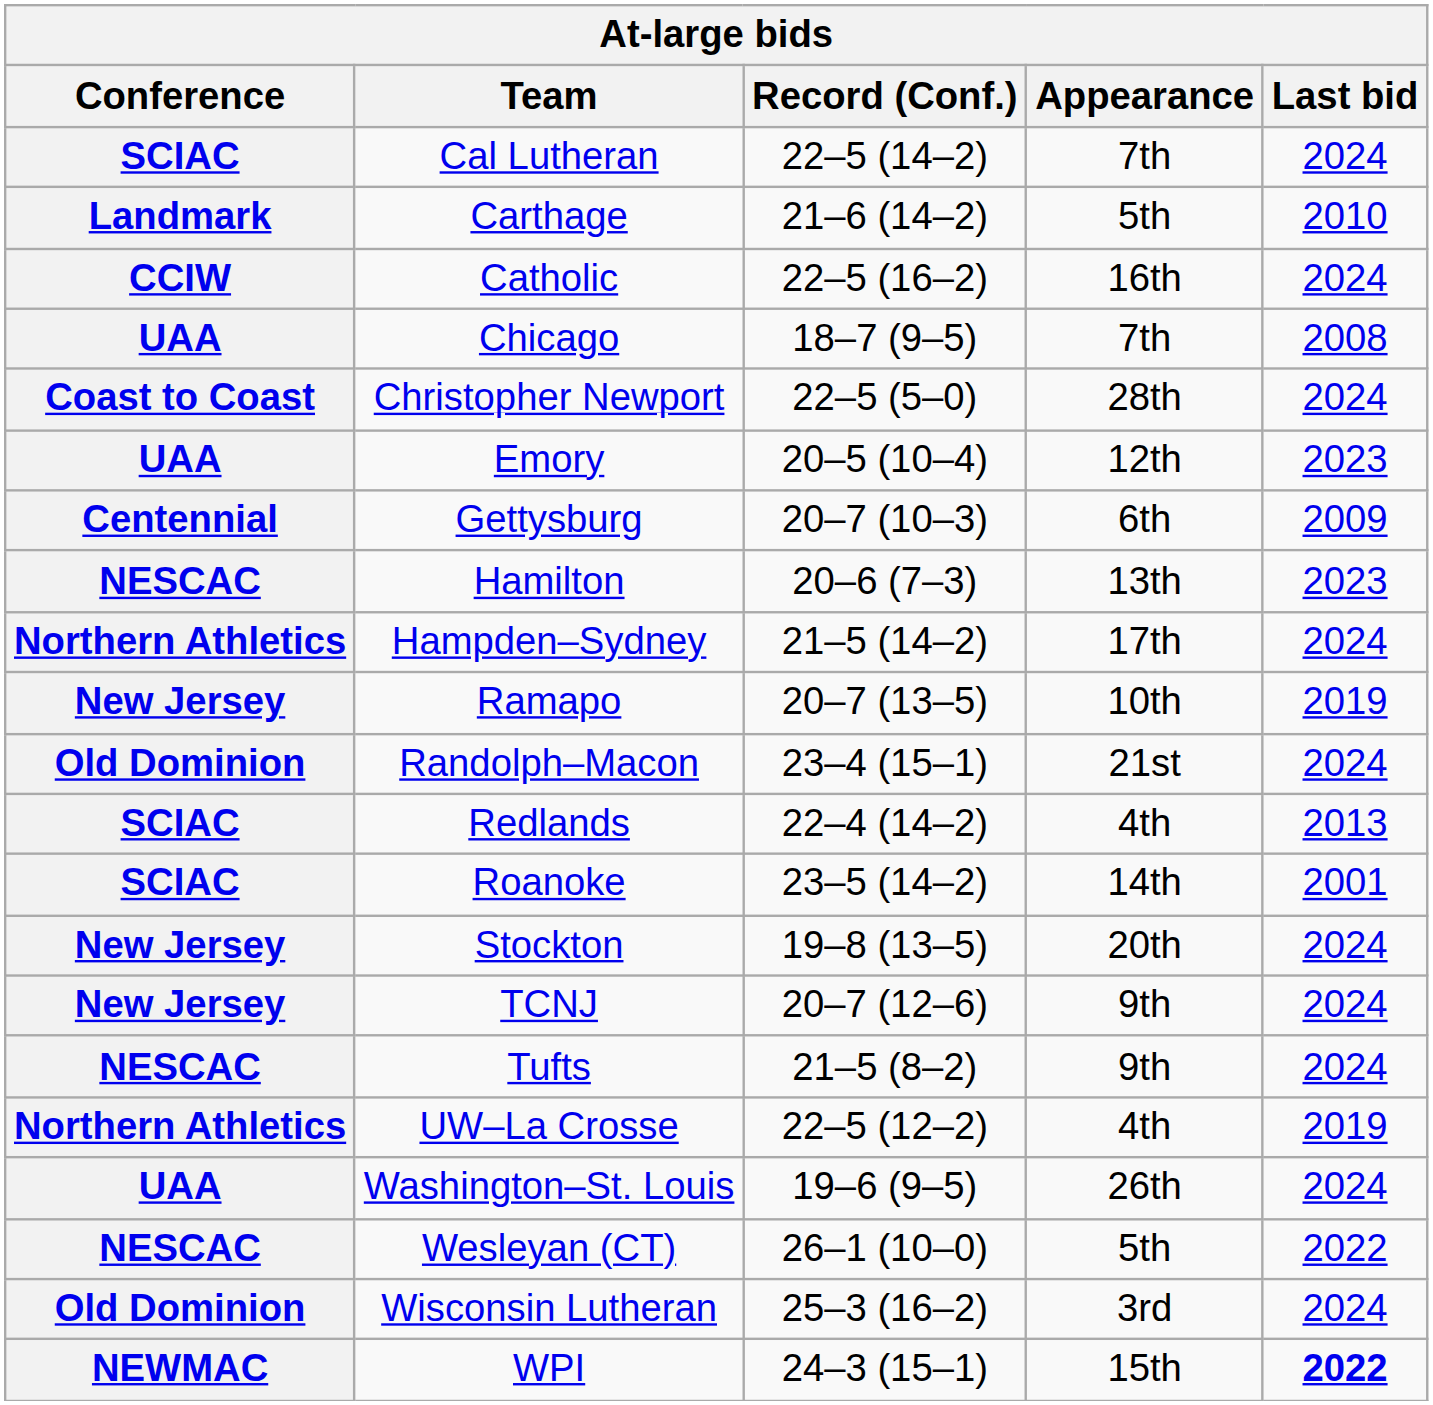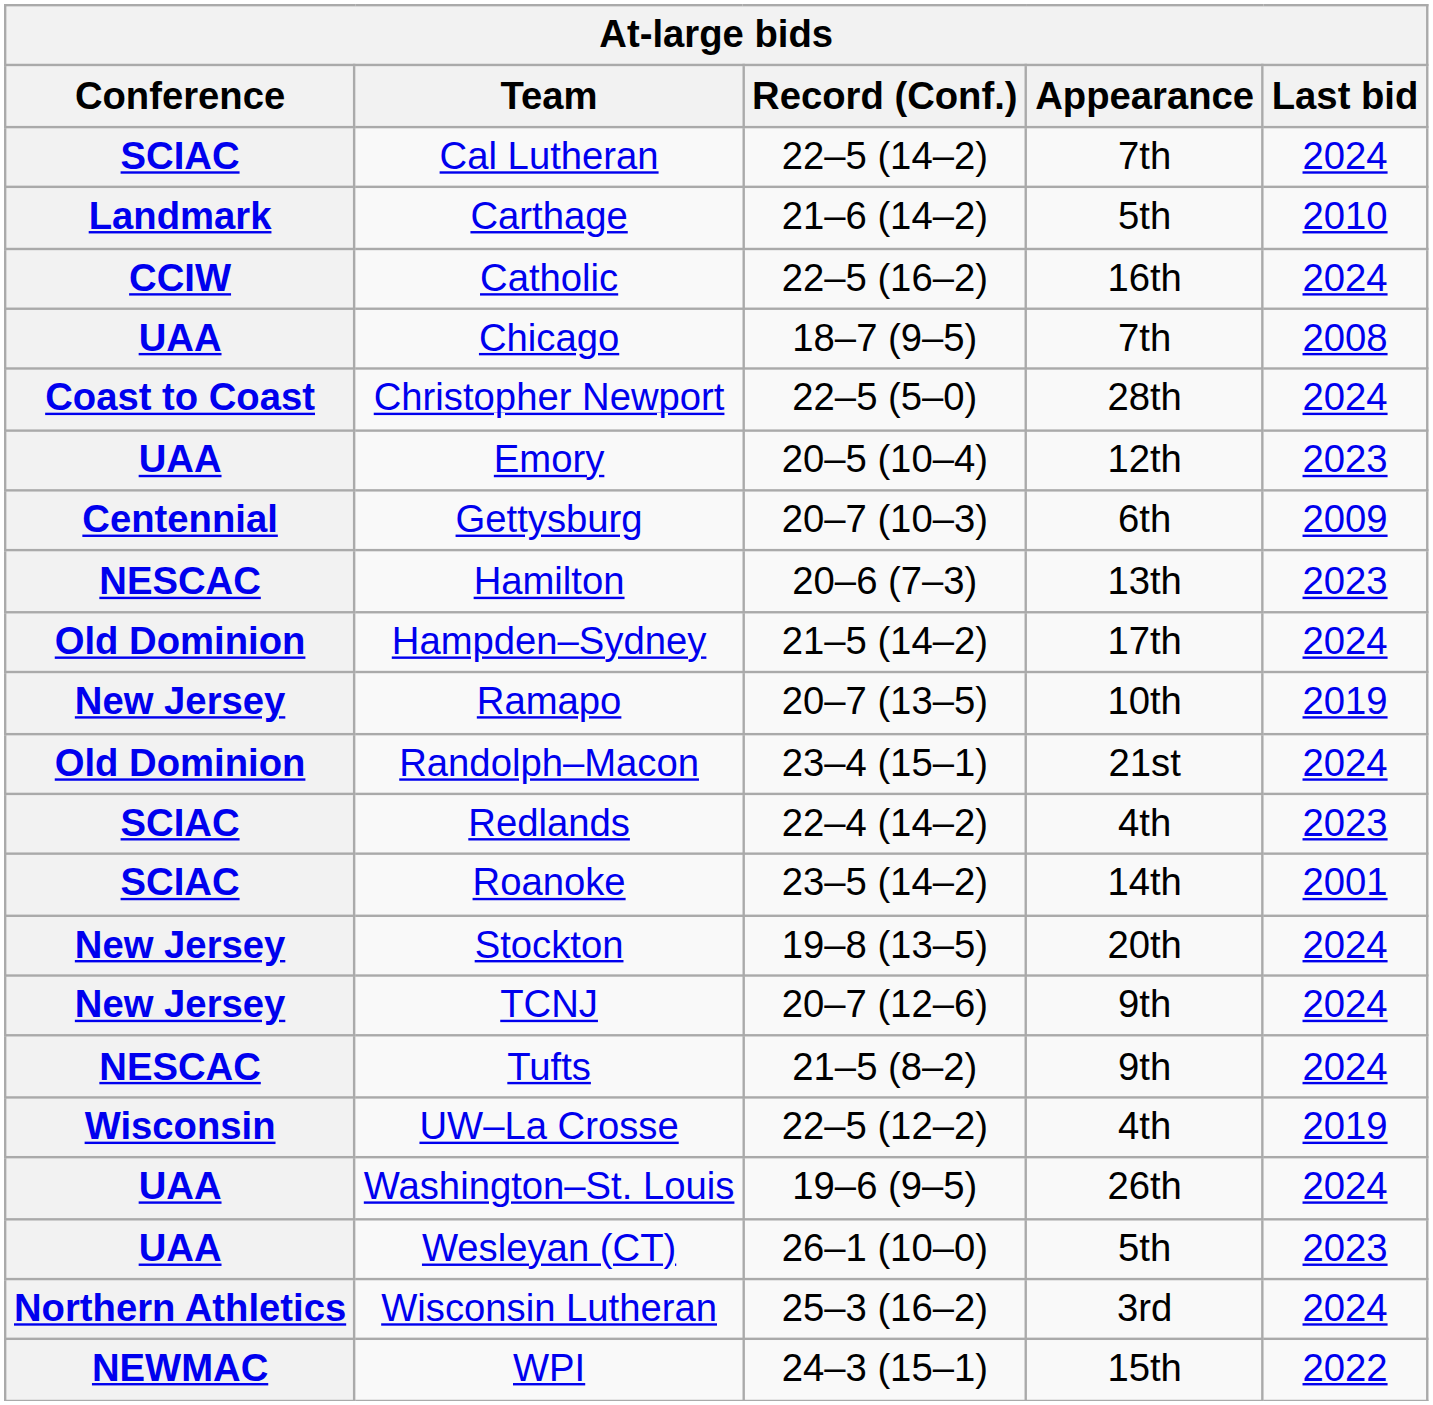(180, 641) Northern Athletics -> (180, 641) Old Dominion
(1345, 823) 2013 -> (1345, 823) 2023
(180, 1126) Northern Athletics -> (180, 1126) Wisconsin
(180, 1247) NESCAC -> (180, 1247) UAA
(1345, 1247) 2022 -> (1345, 1247) 2023
(180, 1308) Old Dominion -> (180, 1308) Northern Athletics
(1345, 1369) bold -> (1345, 1369) normal
